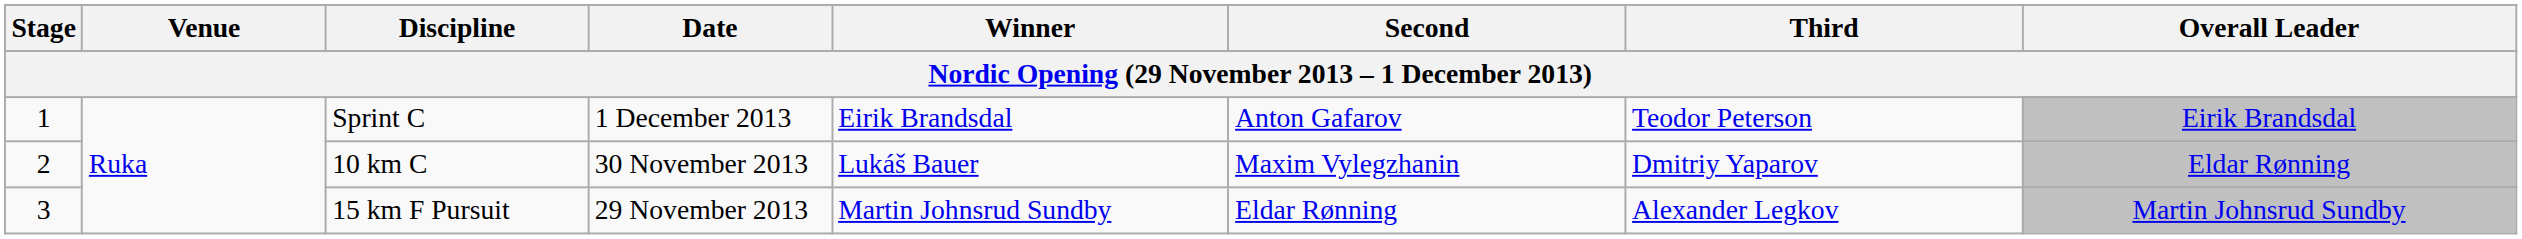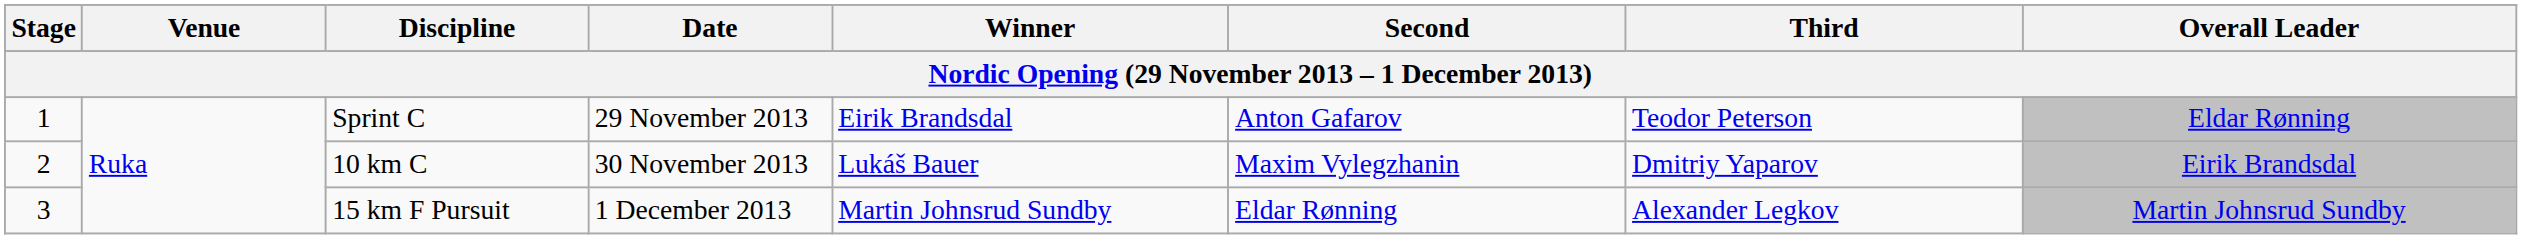(693, 118) 1 December 2013 -> (701, 118) 29 November 2013
(2269, 118) Eirik Brandsdal -> (2269, 118) Eldar Rønning
(2269, 164) Eldar Rønning -> (2269, 164) Eirik Brandsdal
(701, 210) 29 November 2013 -> (693, 210) 1 December 2013
